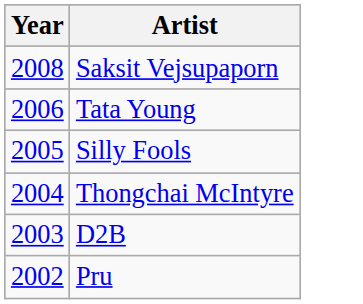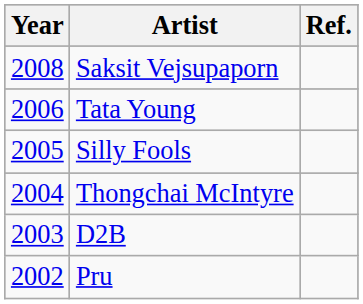+ column: (329, 25)
